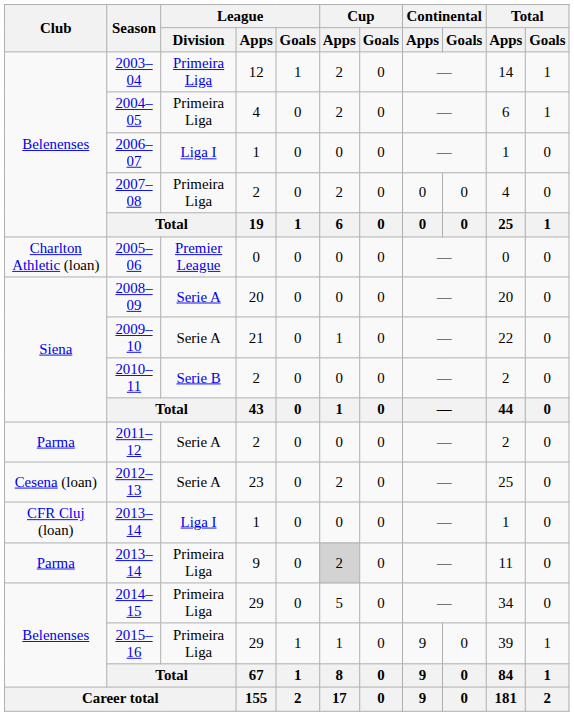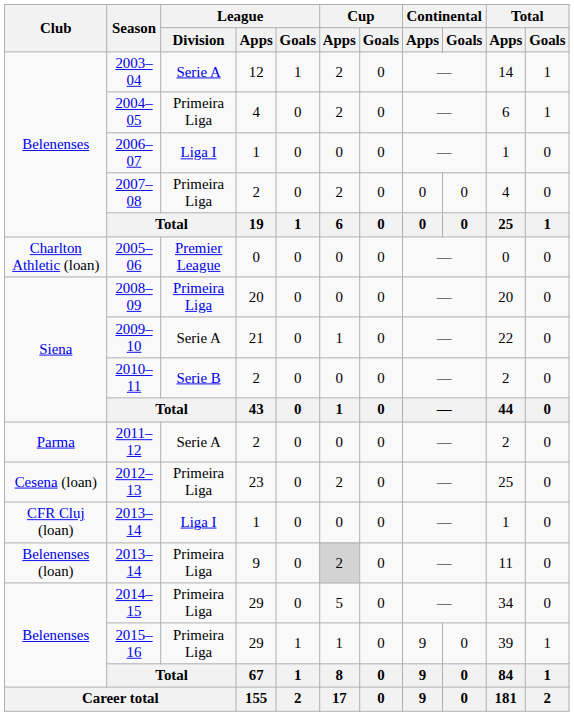(199, 71) Primeira Liga -> (199, 71) Serie A
(199, 297) Serie A -> (199, 297) Primeira Liga
(199, 482) Serie A -> (199, 482) Primeira Liga
(56, 562) Parma -> (56, 562) Belenenses (loan)
